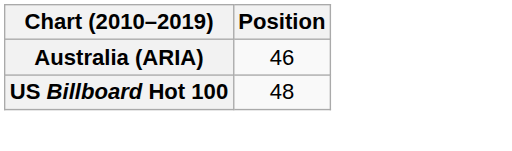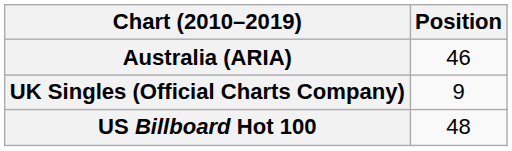+ row: (207, 92)
